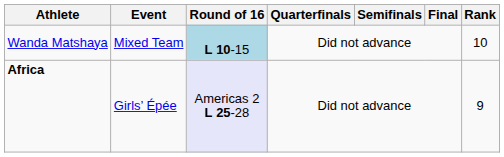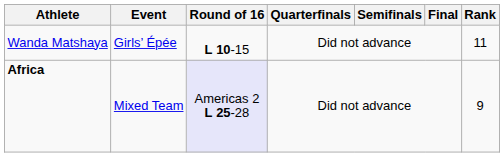(149, 43) Mixed Team -> (145, 43) Girls’ Épée
(227, 50) lightblue background -> (227, 50) no background
(480, 43) 10 -> (480, 43) 11
(145, 106) Girls’ Épée -> (149, 106) Mixed Team
